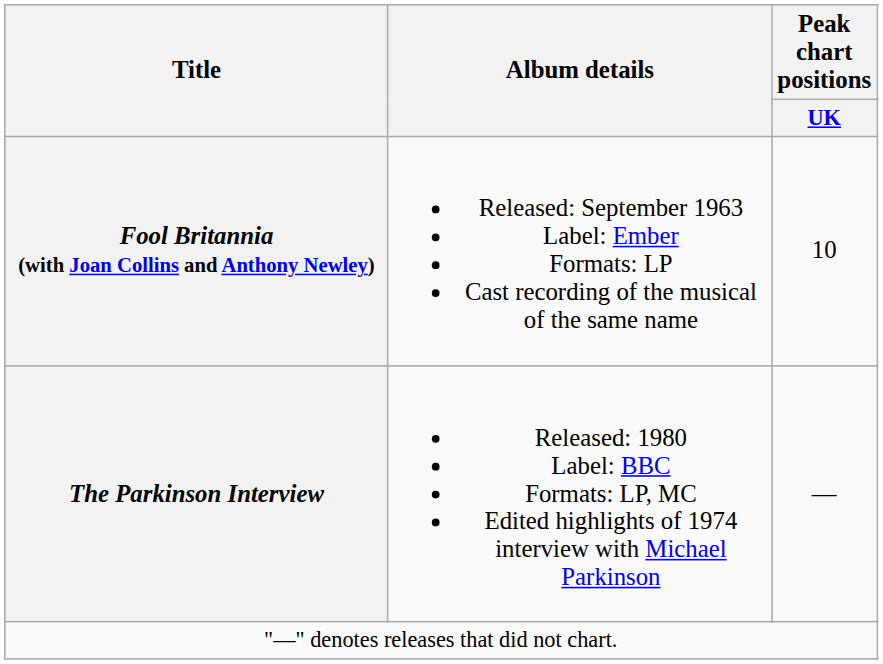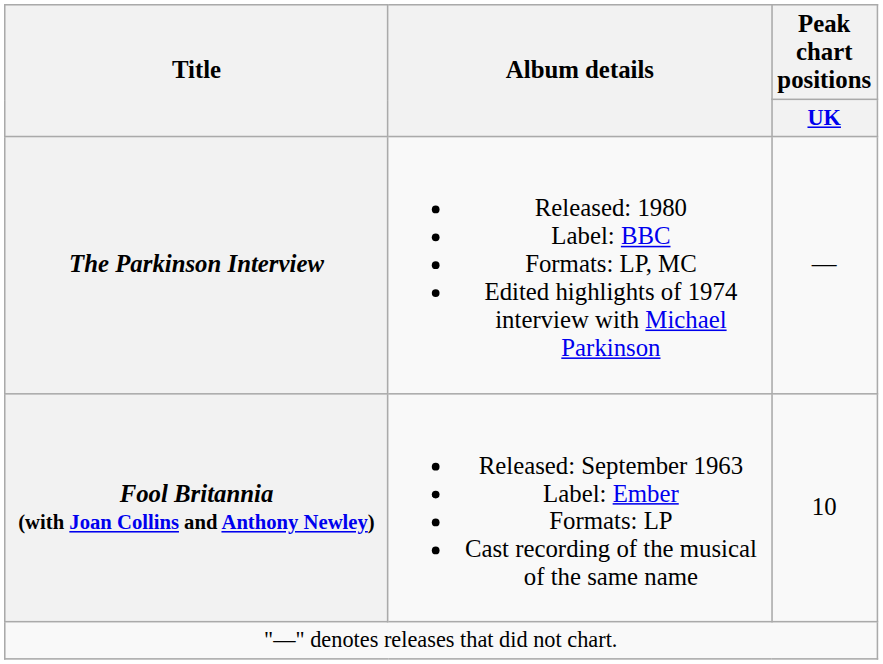rows swapped: (196, 250) <-> (196, 493)
